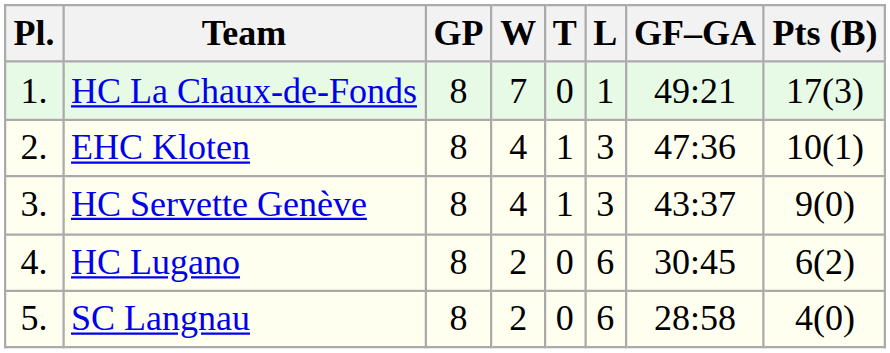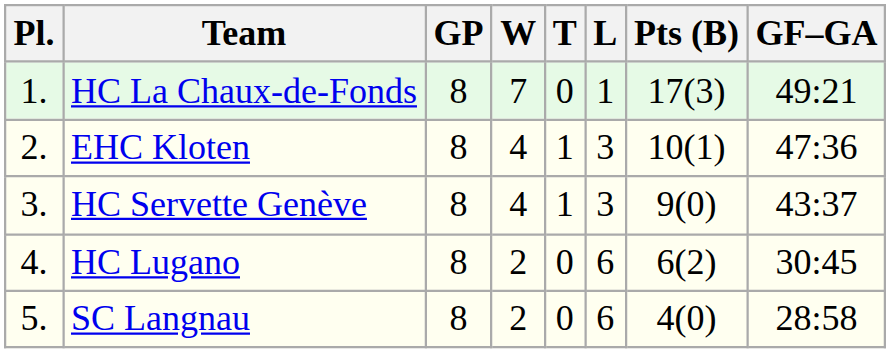columns swapped: (695, 33) <-> (825, 33)
